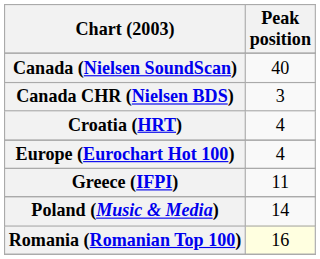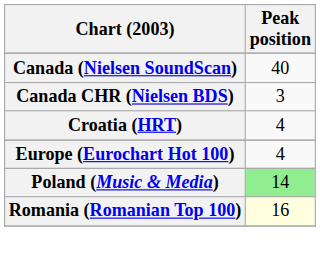- row: (125, 182)
(280, 211) no background -> (280, 182) lightgreen background
